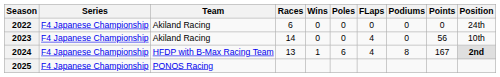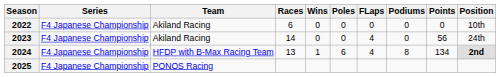(476, 25) 24th -> (476, 25) 10th
(476, 39) 10th -> (476, 39) 24th
(442, 52) 167 -> (442, 52) 134
